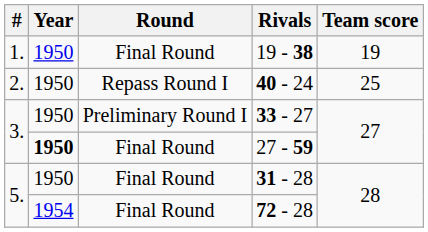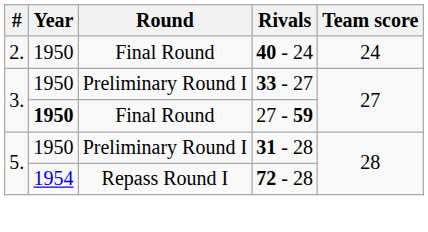- row: (285, 52)
(165, 83) Repass Round I -> (165, 52) Final Round
(370, 83) 25 -> (370, 52) 24
(165, 178) Final Round -> (165, 147) Preliminary Round I
(165, 210) Final Round -> (165, 178) Repass Round I
